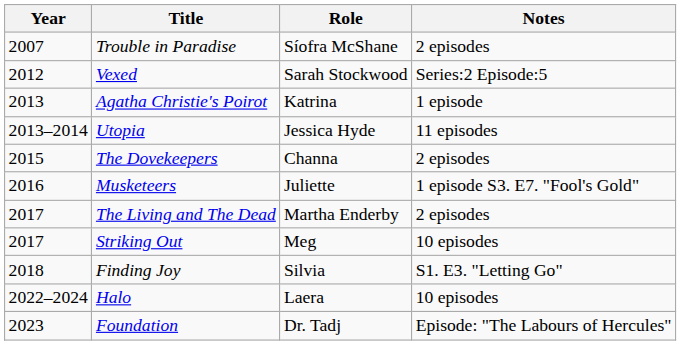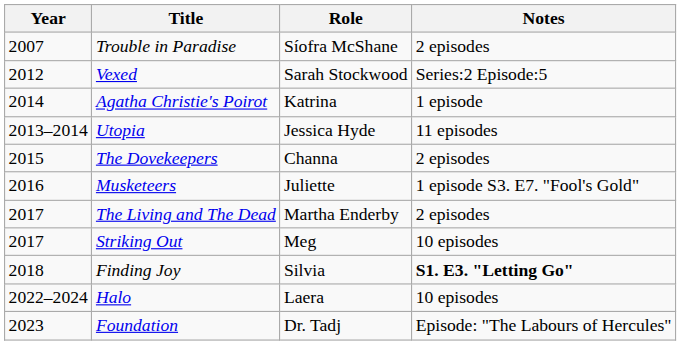(26, 102) 2013 -> (26, 102) 2014
(489, 269) normal -> (495, 269) bold
